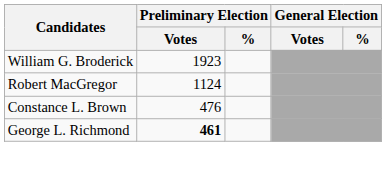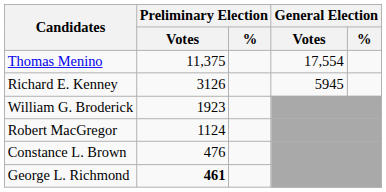+ row: (55, 61)
+ row: (63, 84)
